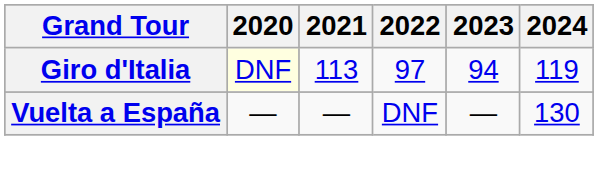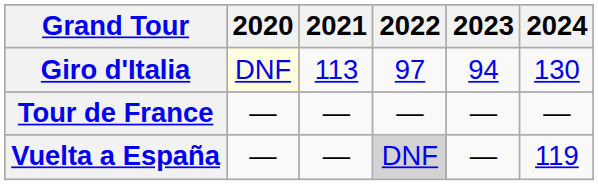(557, 69) 119 -> (557, 69) 130
+ row: (116, 112)
(410, 112) no background -> (410, 156) lightgrey background
(557, 112) 130 -> (557, 156) 119
